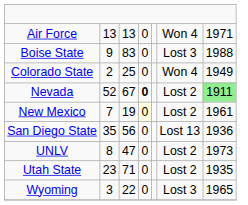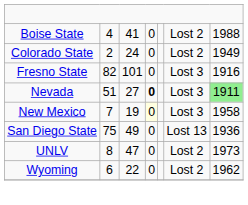- row: (52, 33)
(109, 53) 9 -> (109, 33) 4
(129, 53) 83 -> (132, 33) 41
(180, 53) Lost 3 -> (187, 33) Lost 2
(129, 72) 25 -> (132, 53) 24
(180, 72) Won 4 -> (187, 53) Lost 2
+ row: (52, 72)
(109, 92) 52 -> (109, 92) 51
(129, 92) 67 -> (132, 92) 27
(180, 92) Lost 2 -> (187, 92) Lost 3
(180, 111) Lost 2 -> (187, 111) Lost 3
(219, 111) 1961 -> (226, 111) 1958
(109, 131) 35 -> (109, 131) 75
(129, 131) 56 -> (132, 131) 49
- row: (52, 170)
(109, 190) 3 -> (109, 170) 6
(180, 190) Lost 3 -> (187, 170) Lost 2
(219, 190) 1965 -> (226, 170) 1962
